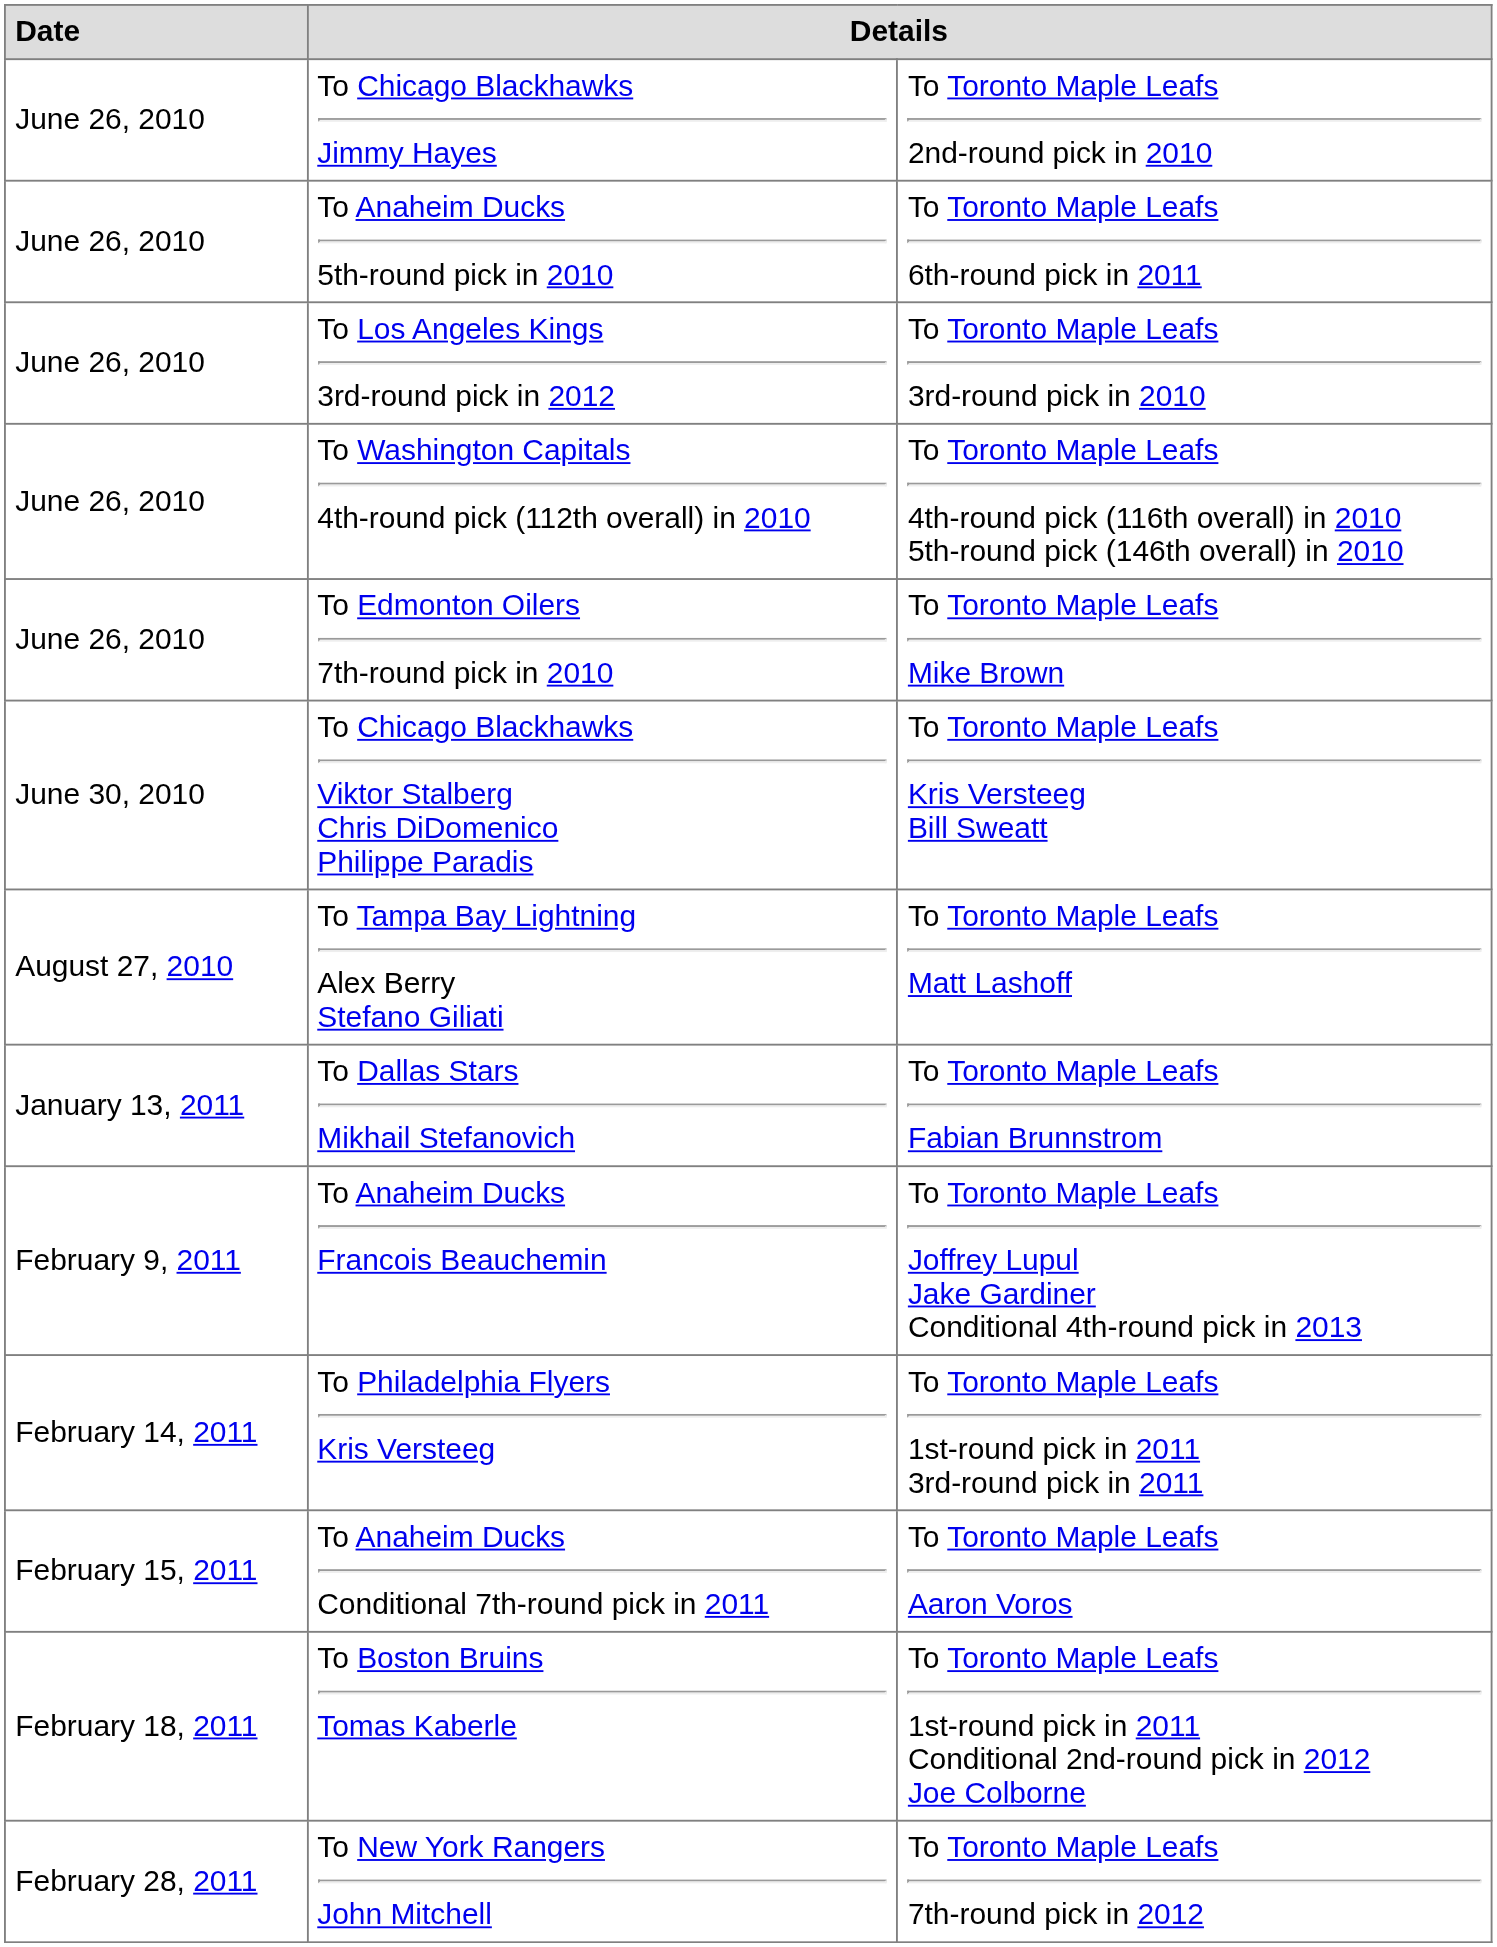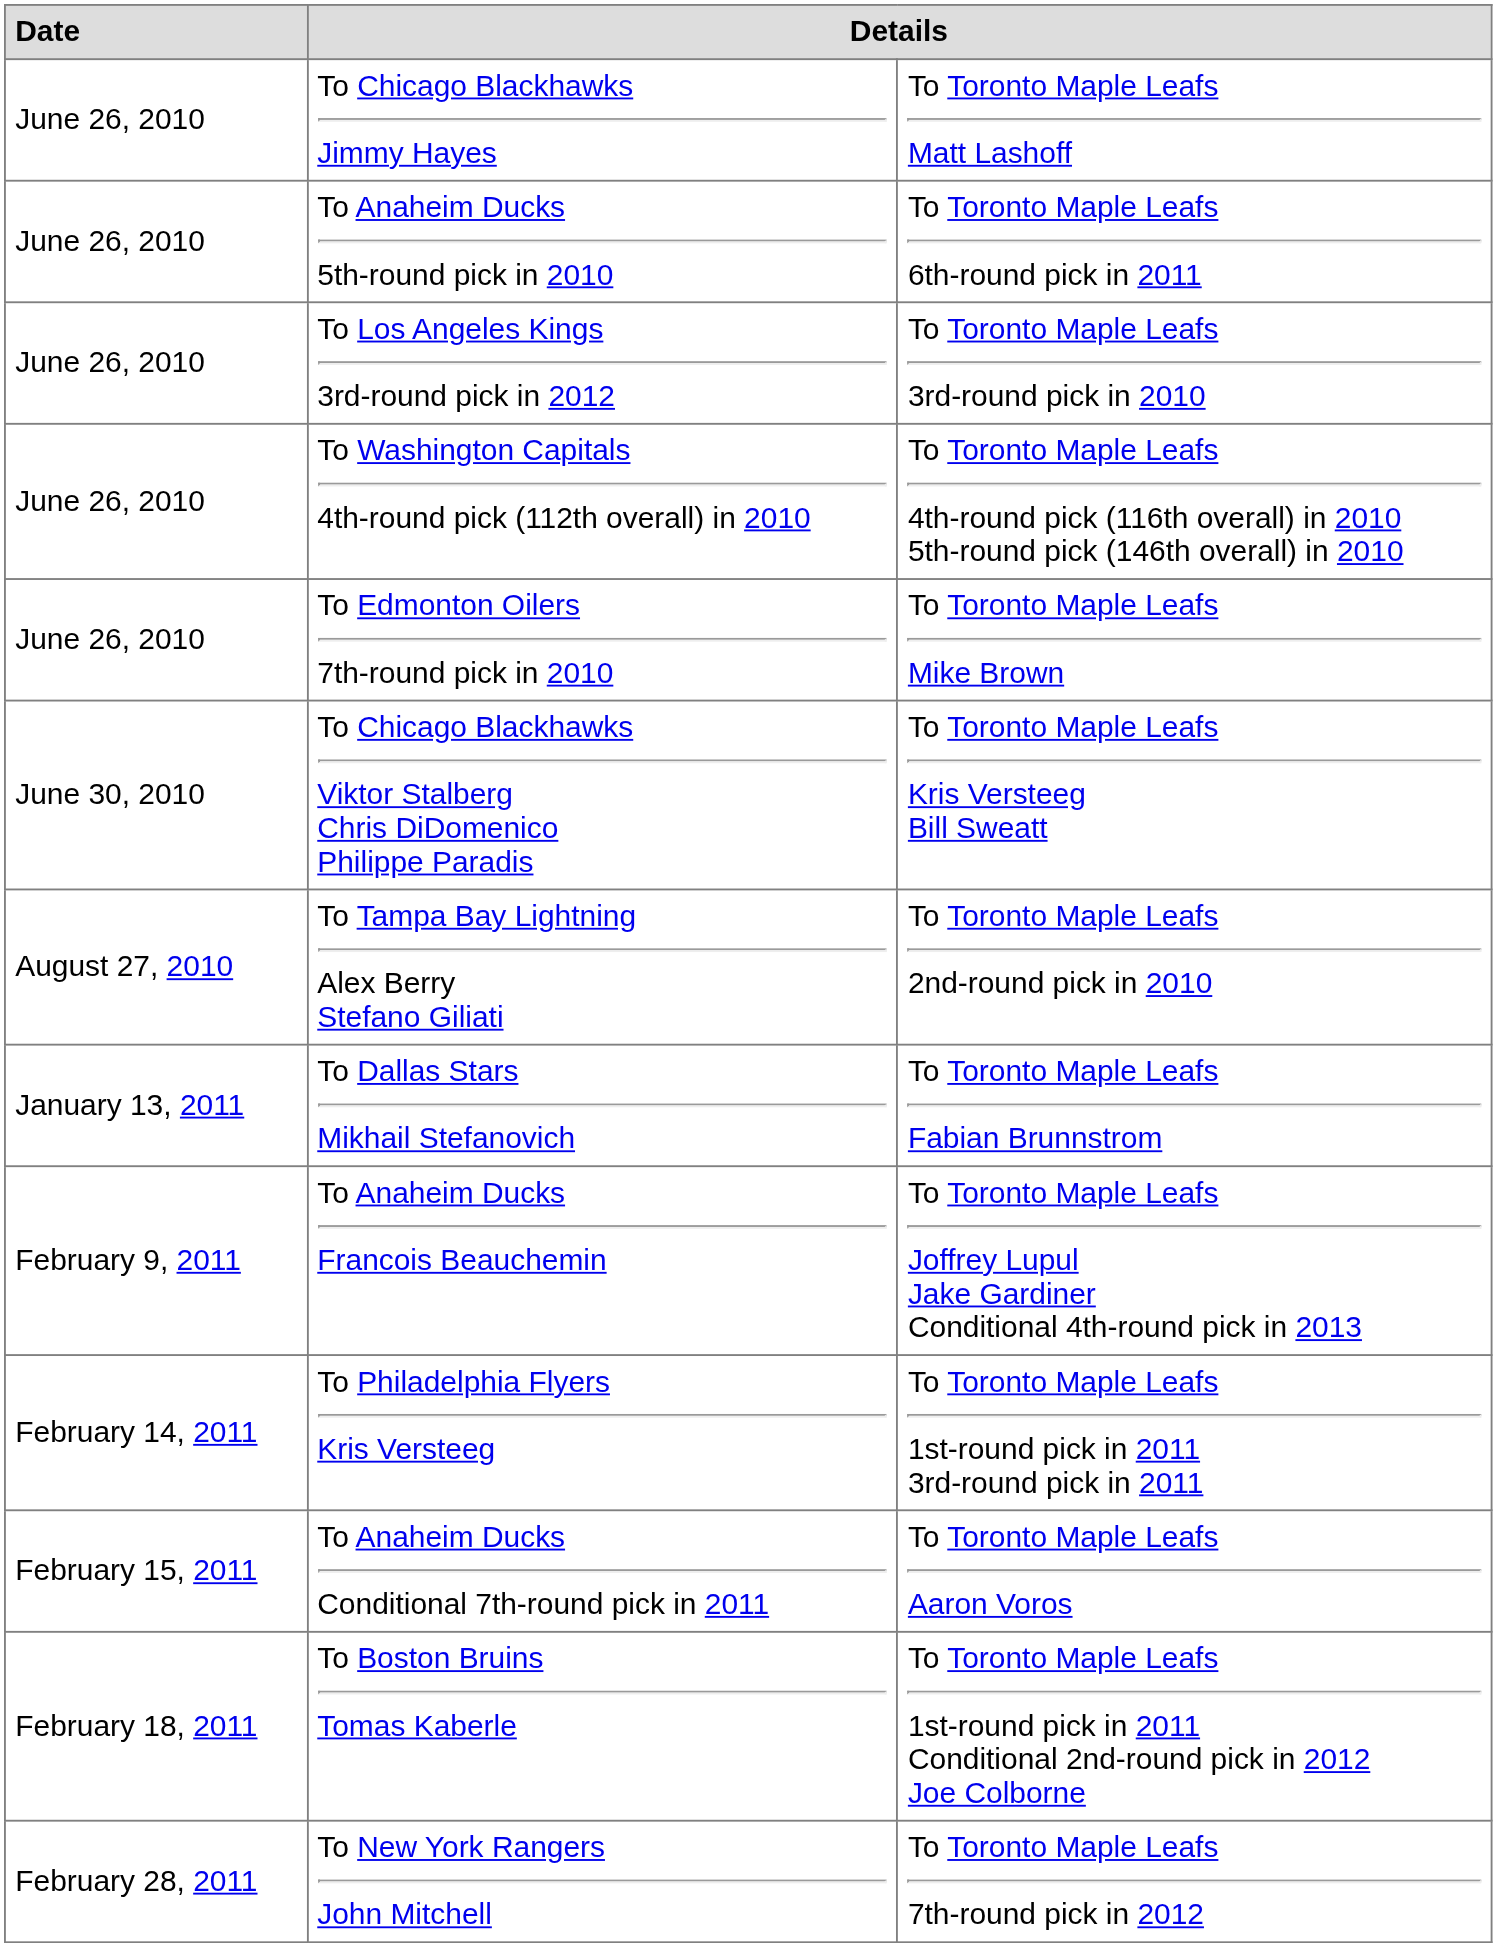(1194, 119) To Toronto Maple Leafs 2nd-round pick in 2010 -> (1194, 119) To Toronto Maple Leafs Matt Lashoff
(1194, 949) To Toronto Maple Leafs Matt Lashoff -> (1194, 949) To Toronto Maple Leafs 2nd-round pick in 2010
